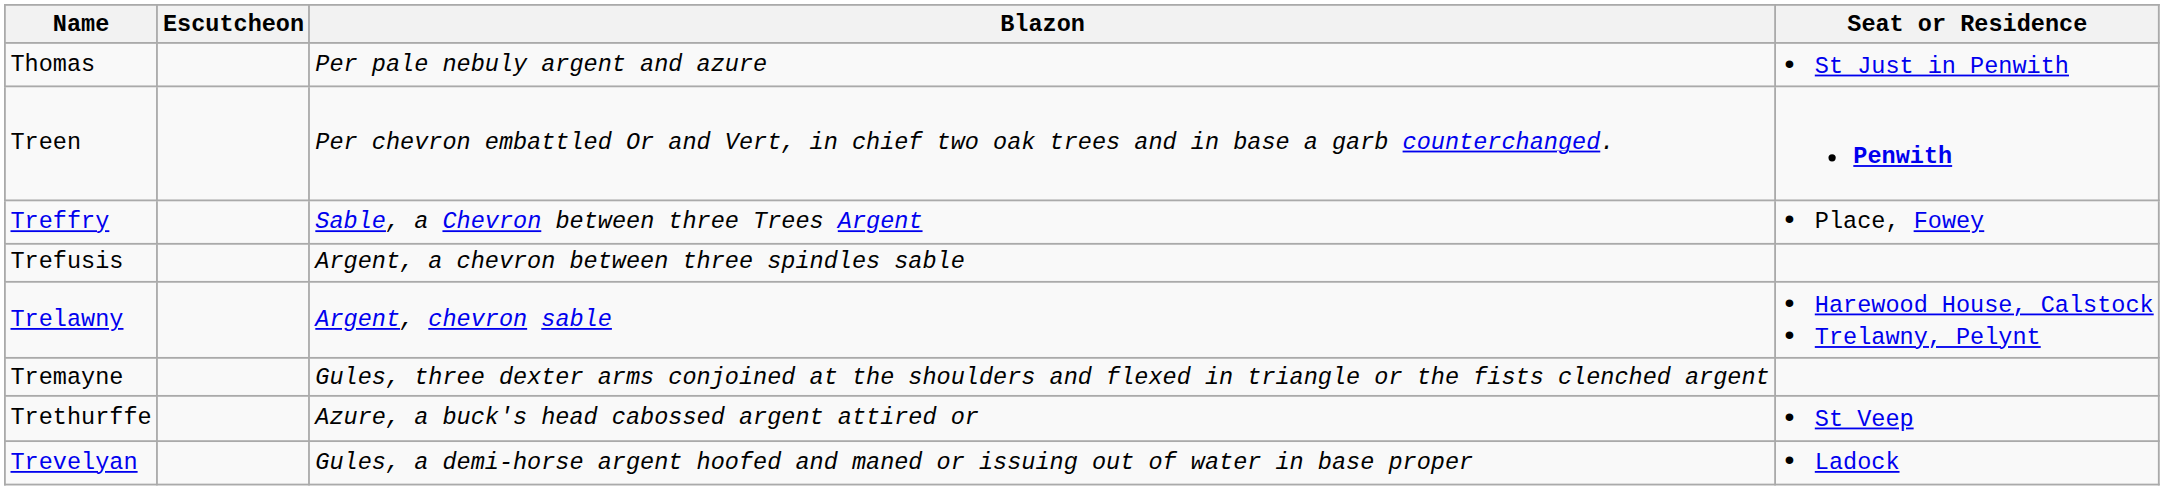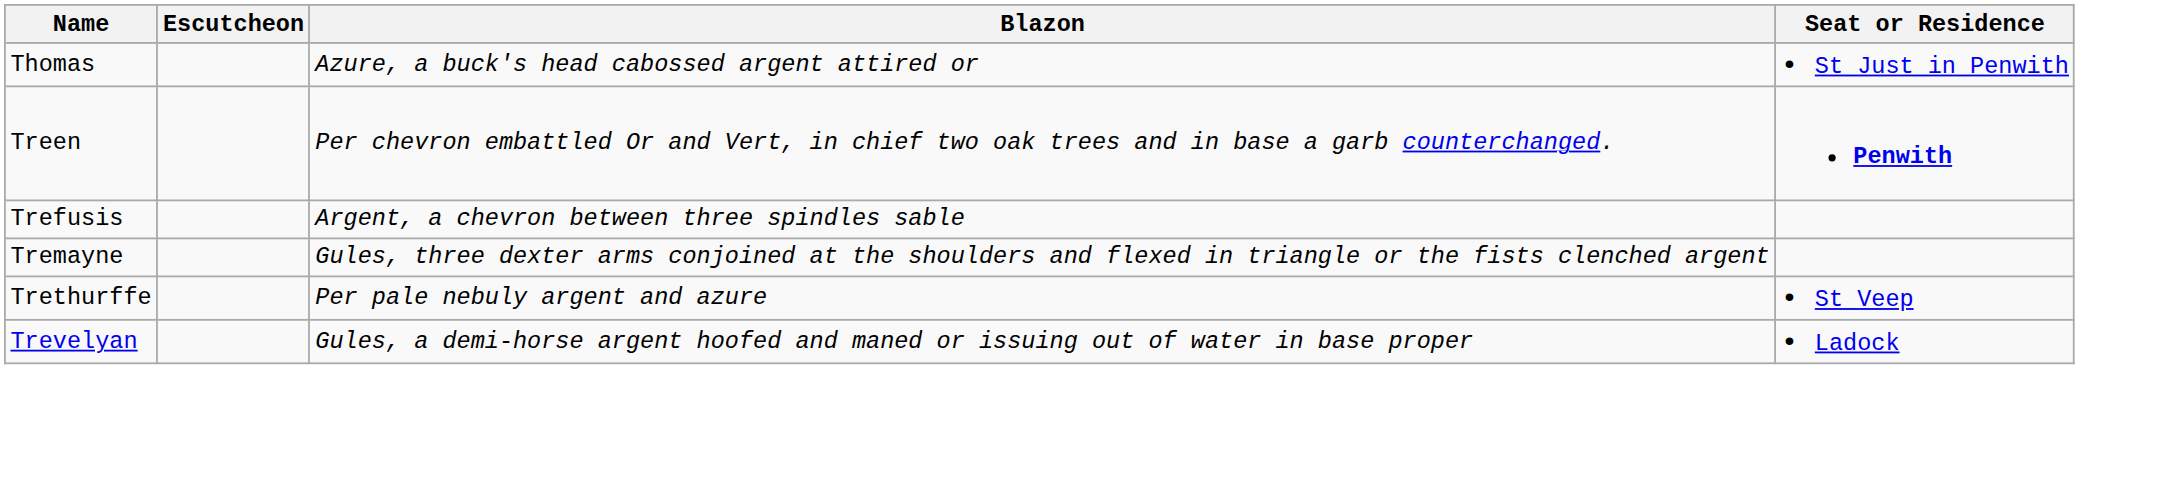(541, 65) Per pale nebuly argent and azure -> (647, 65) Azure, a buck's head cabossed argent attired or
- row: (60, 221)
- row: (67, 320)
(647, 418) Azure, a buck's head cabossed argent attired or -> (541, 298) Per pale nebuly argent and azure
